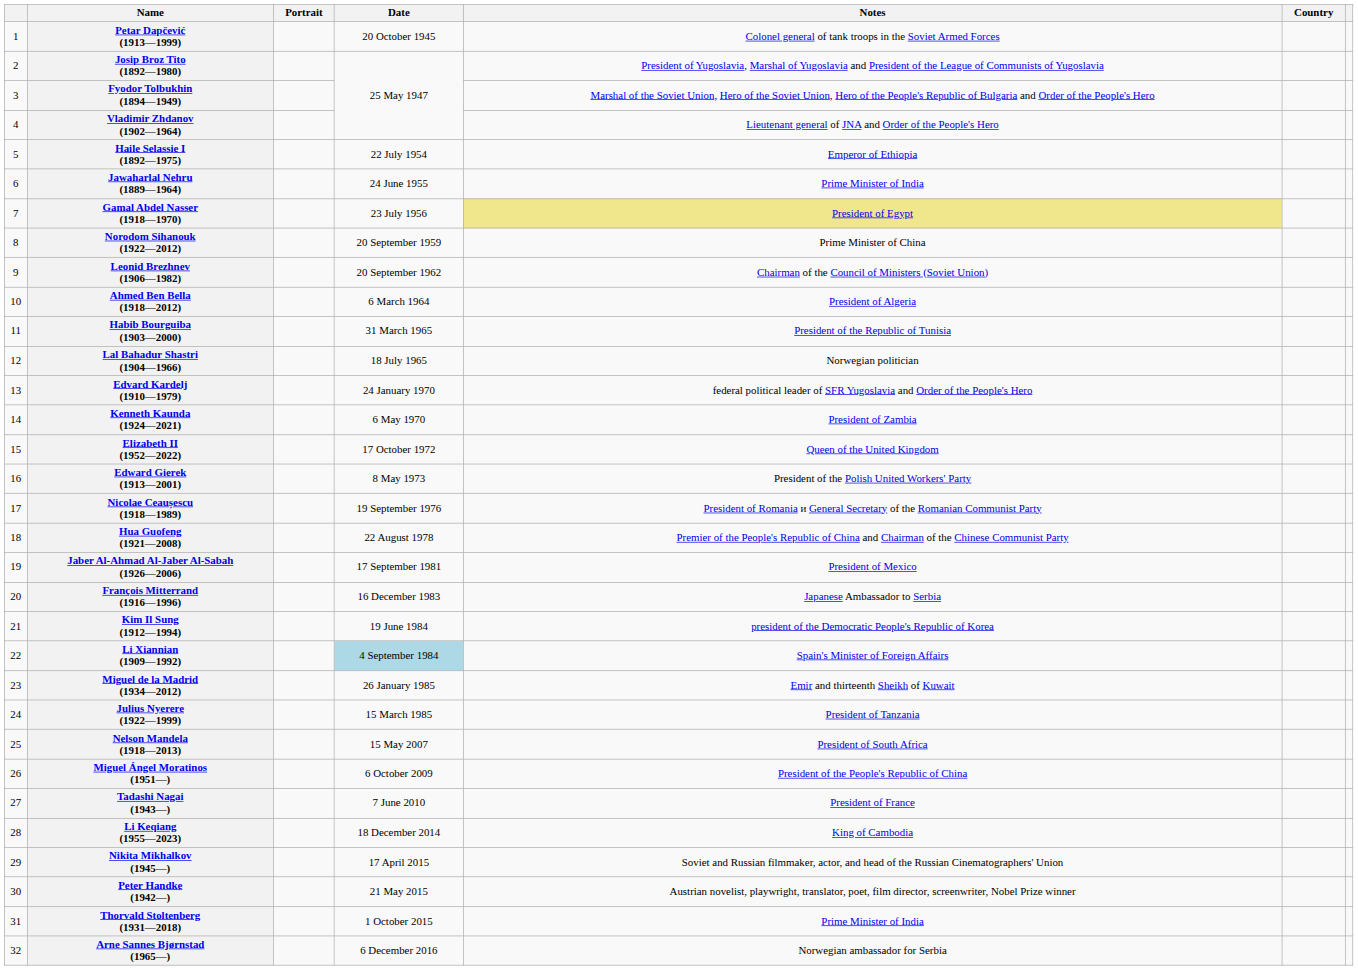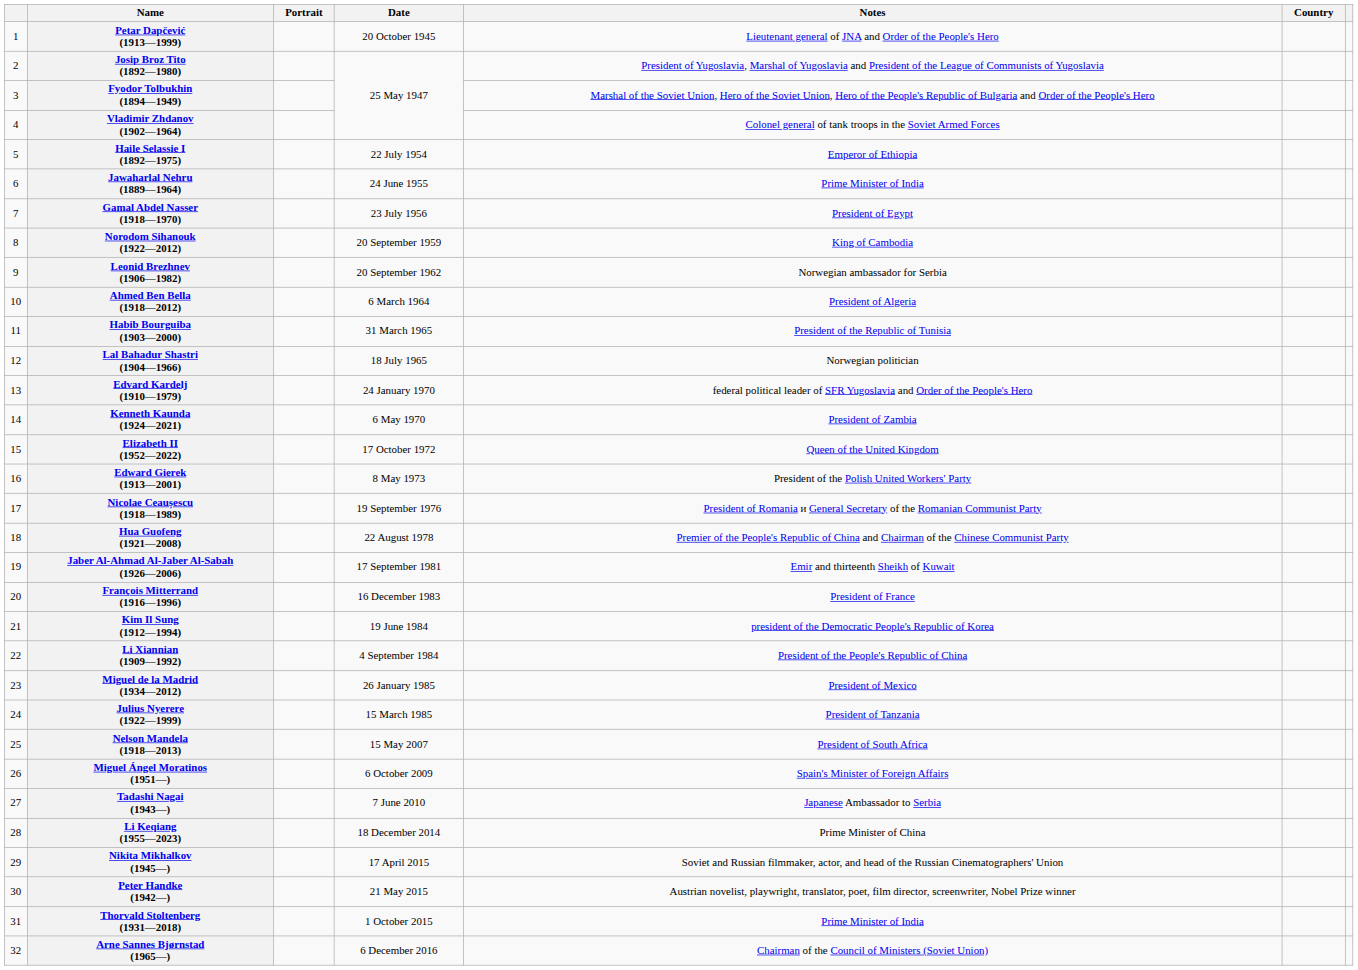(873, 36) Colonel general of tank troops in the Soviet Armed Forces -> (873, 36) Lieutenant general of JNA and Order of the People's Hero
(873, 124) Lieutenant general of JNA and Order of the People's Hero -> (873, 124) Colonel general of tank troops in the Soviet Armed Forces
(873, 213) khaki background -> (873, 213) no background
(873, 242) Prime Minister of China -> (873, 242) King of Cambodia
(873, 272) Chairman of the Council of Ministers (Soviet Union) -> (873, 272) Norwegian ambassador for Serbia
(873, 567) President of Mexico -> (873, 567) Emir and thirteenth Sheikh of Kuwait
(873, 596) Japanese Ambassador to Serbia -> (873, 596) President of France
(399, 655) lightblue background -> (399, 655) no background
(873, 655) Spain's Minister of Foreign Affairs -> (873, 655) President of the People's Republic of China
(873, 685) Emir and thirteenth Sheikh of Kuwait -> (873, 685) President of Mexico
(873, 773) President of the People's Republic of China -> (873, 773) Spain's Minister of Foreign Affairs
(873, 803) President of France -> (873, 803) Japanese Ambassador to Serbia
(873, 832) King of Cambodia -> (873, 832) Prime Minister of China
(873, 950) Norwegian ambassador for Serbia -> (873, 950) Chairman of the Council of Ministers (Soviet Union)
